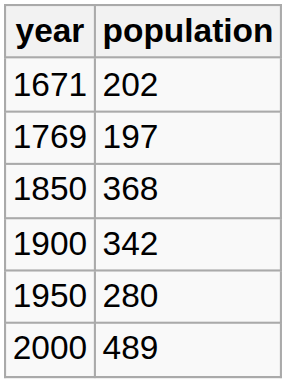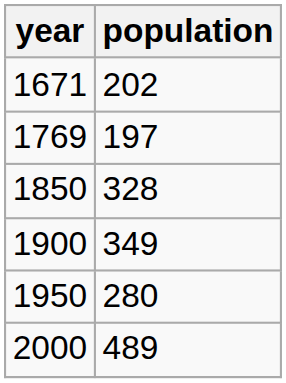(130, 190) 368 -> (130, 190) 328
(130, 243) 342 -> (130, 243) 349
